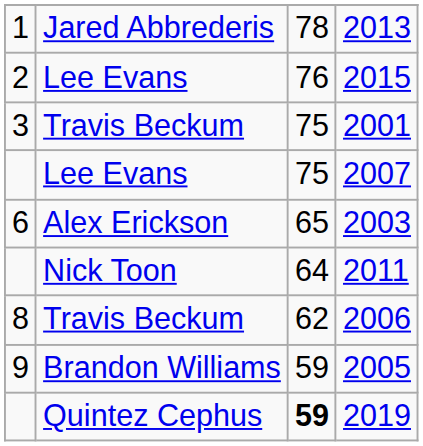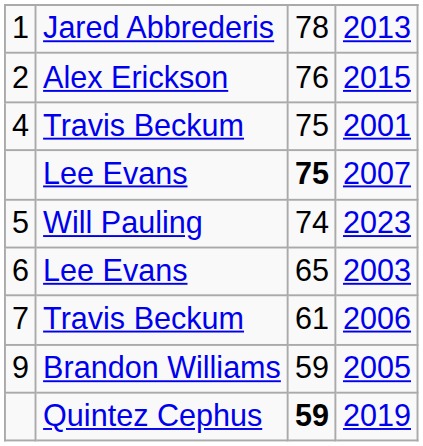(115, 77) Lee Evans -> (136, 77) Alex Erickson
(21, 125) 3 -> (21, 125) 4
(312, 174) normal -> (312, 174) bold
+ row: (377, 222)
(136, 222) Alex Erickson -> (115, 271) Lee Evans
- row: (376, 271)
(21, 319) 8 -> (21, 319) 7
(312, 319) 62 -> (312, 319) 61
